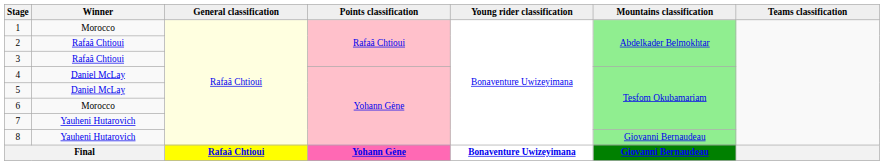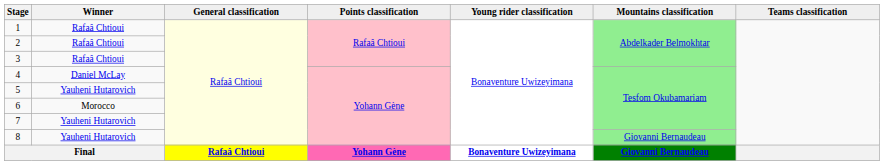(98, 28) Morocco -> (98, 28) Rafaâ Chtioui
(98, 90) Daniel McLay -> (98, 90) Yauheni Hutarovich
